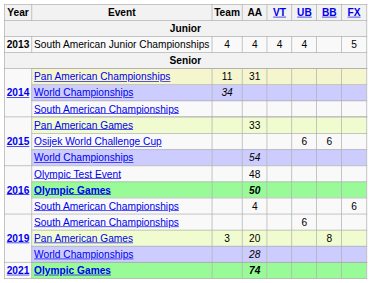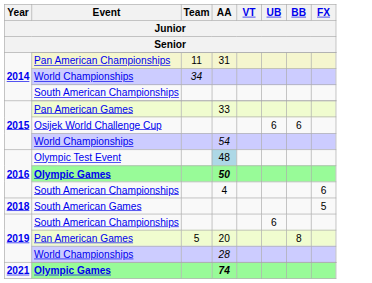- row: (18, 45)
(255, 174) no background -> (224, 158) lightblue background
+ row: (18, 206)
(227, 238) 3 -> (197, 238) 5
